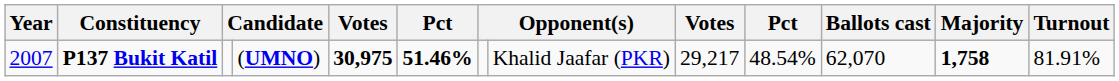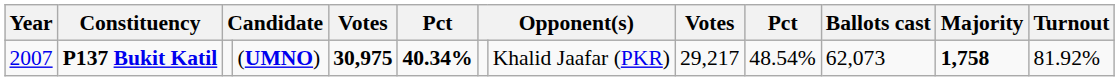(438, 57) 51.46% -> (438, 57) 40.34%
(856, 57) 62,070 -> (856, 57) 62,073
(1067, 57) 81.91% -> (1067, 57) 81.92%
